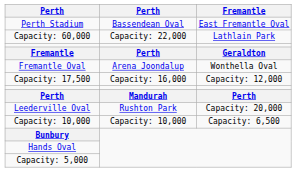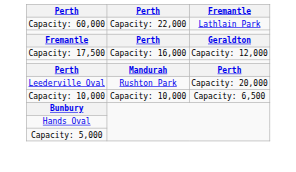- row: (52, 24)
- row: (52, 66)
